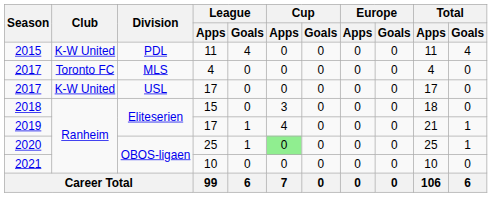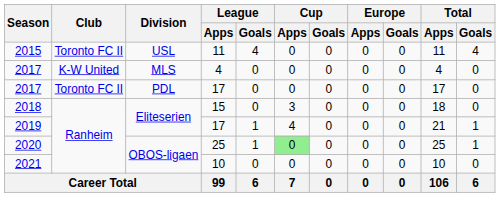(85, 51) K-W United -> (89, 51) Toronto FC II
(156, 51) PDL -> (163, 51) USL
(85, 70) Toronto FC -> (89, 70) K-W United
(85, 88) K-W United -> (89, 88) Toronto FC II
(156, 88) USL -> (163, 88) PDL
